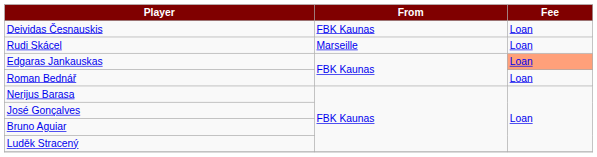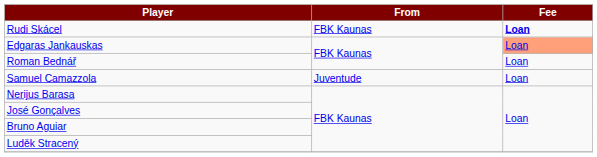- row: (55, 29)
(337, 45) Marseille -> (343, 29) FBK Kaunas
(521, 45) normal -> (518, 29) bold
+ row: (52, 78)
